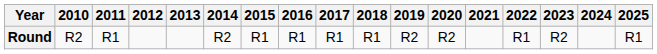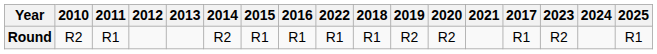columns swapped: (335, 15) <-> (521, 15)
